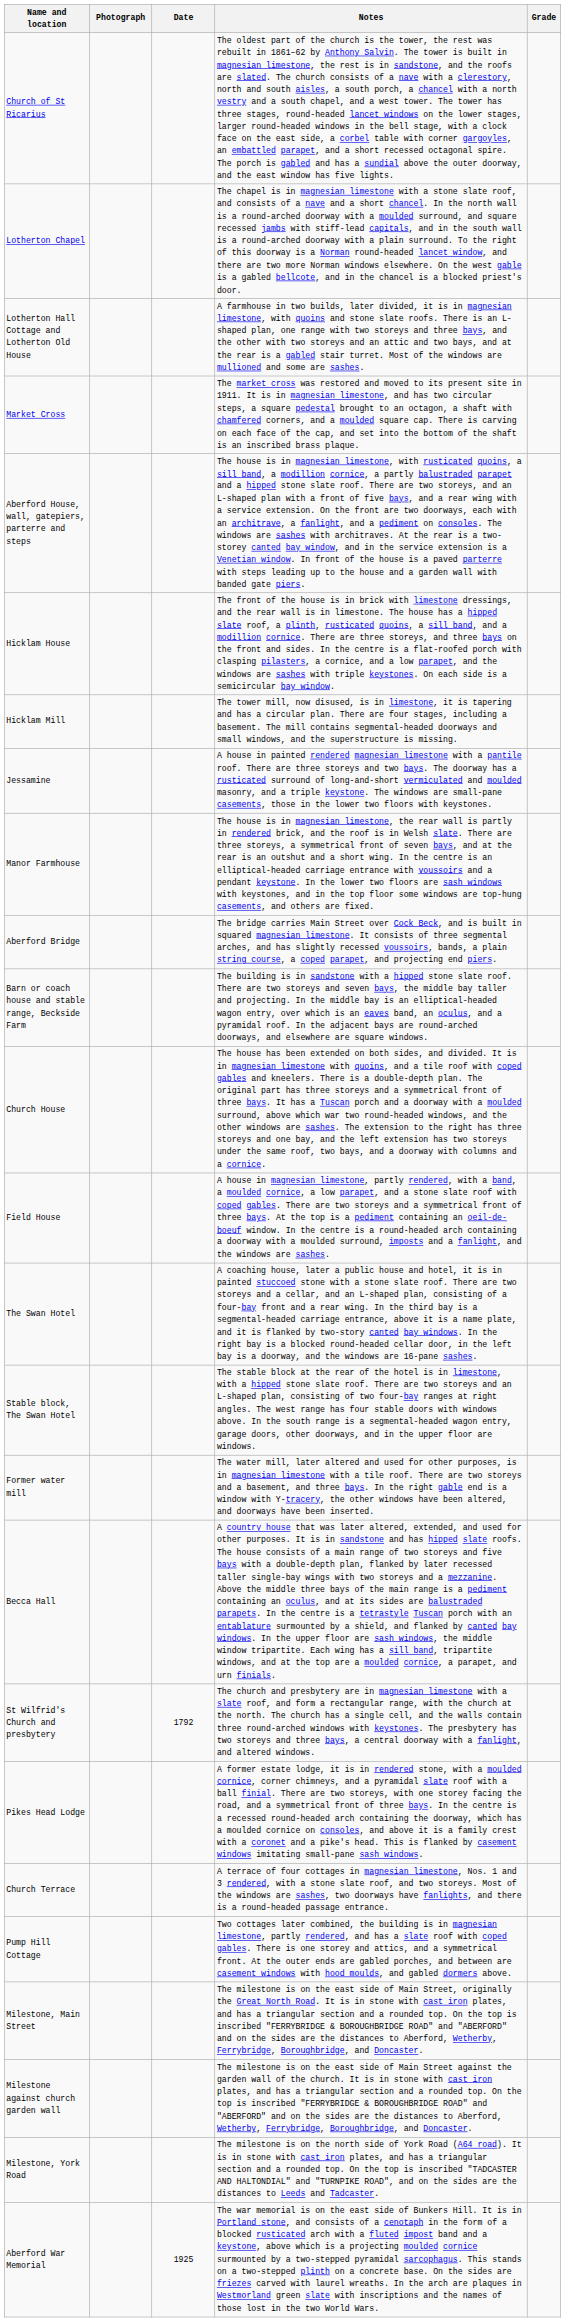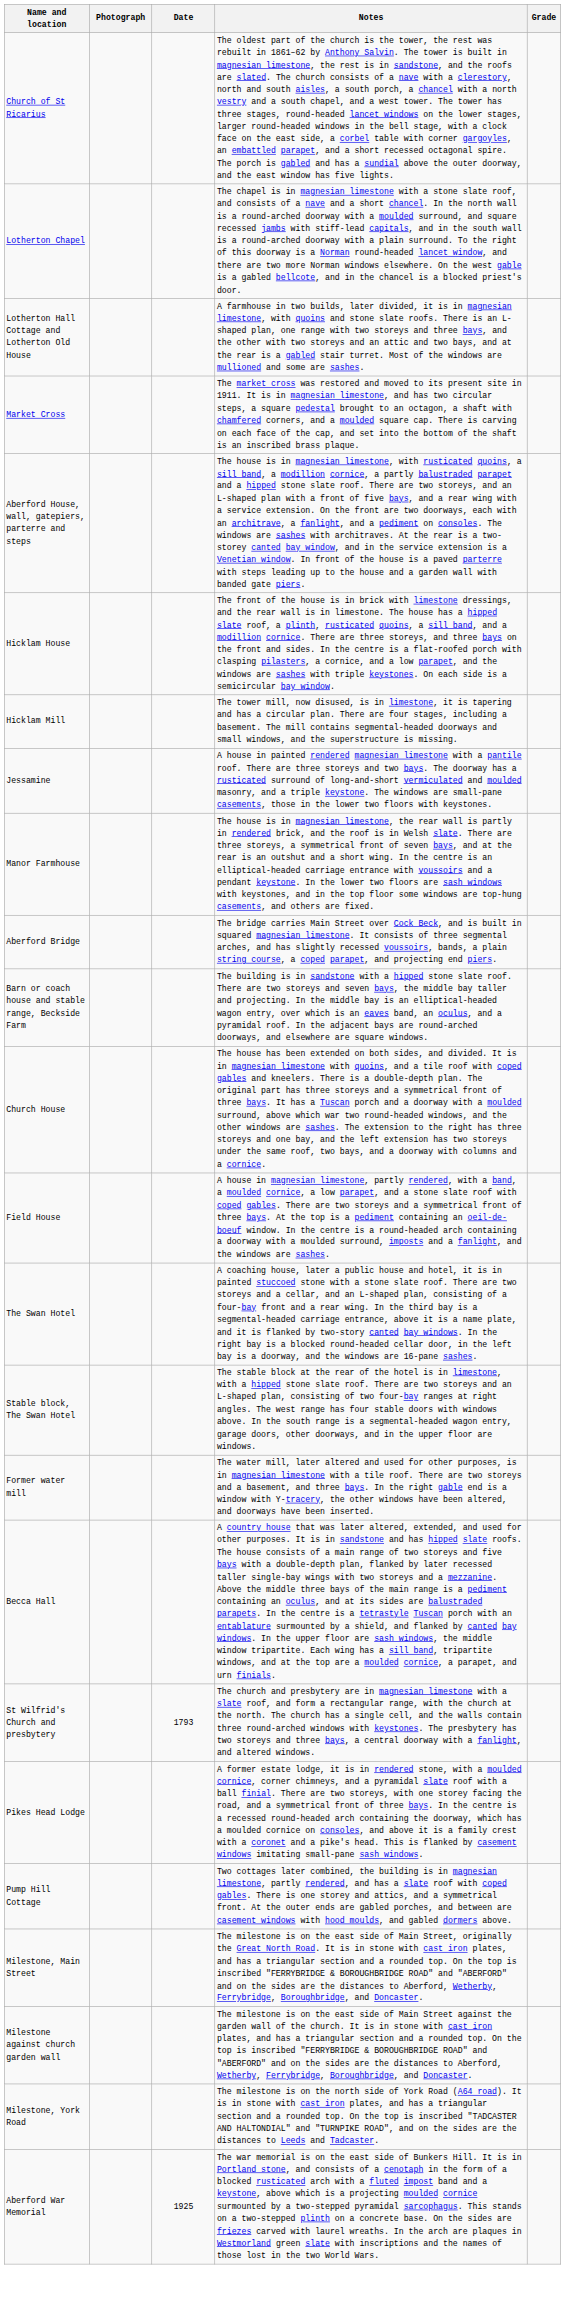(183, 1722) 1792 -> (183, 1722) 1793
- row: (41, 1890)
